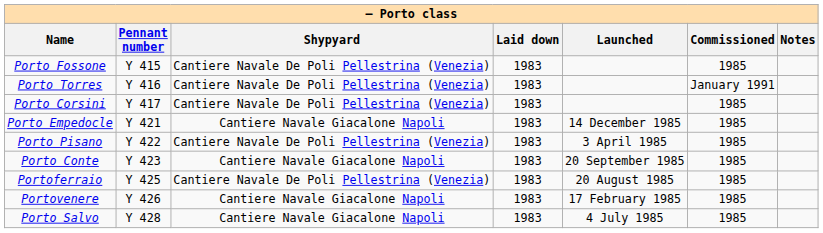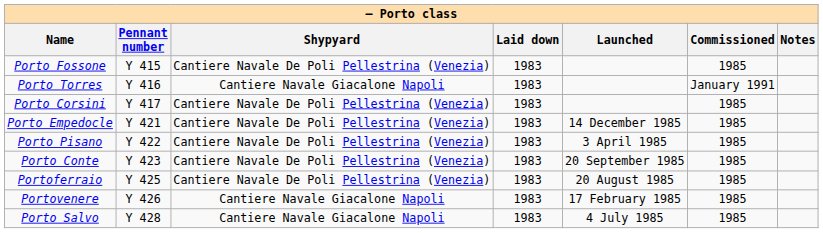(332, 85) Cantiere Navale De Poli Pellestrina (Venezia) -> (332, 85) Cantiere Navale Giacalone Napoli
(332, 123) Cantiere Navale Giacalone Napoli -> (332, 123) Cantiere Navale De Poli Pellestrina (Venezia)
(332, 161) Cantiere Navale Giacalone Napoli -> (332, 161) Cantiere Navale De Poli Pellestrina (Venezia)
